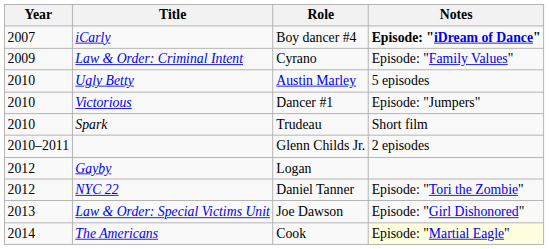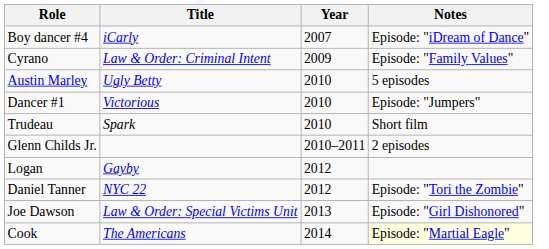columns swapped: (38, 15) <-> (321, 15)
(456, 37) bold -> (450, 37) normal
